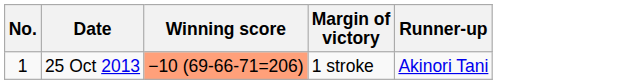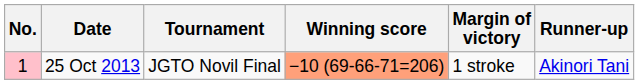+ column: (215, 28)
(23, 66) no background -> (23, 66) pink background
